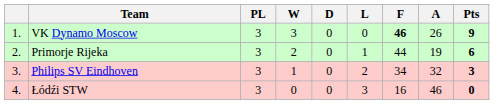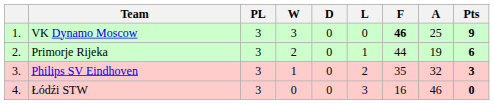(436, 33) 26 -> (436, 33) 25
(400, 71) 34 -> (400, 71) 35
